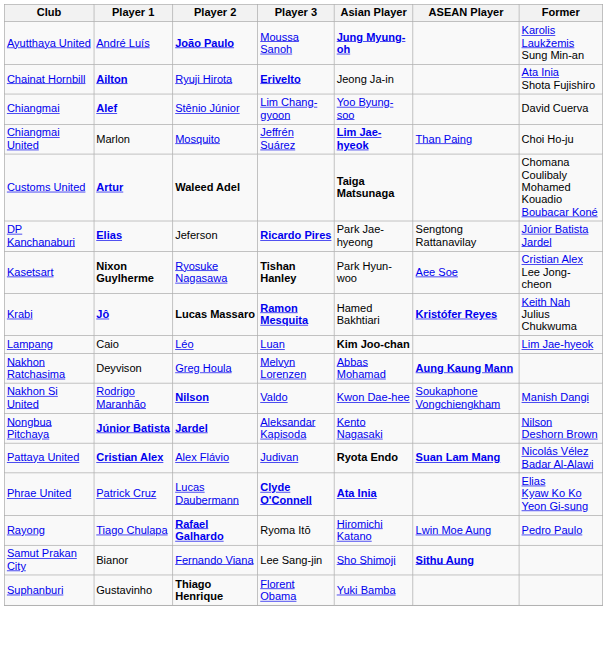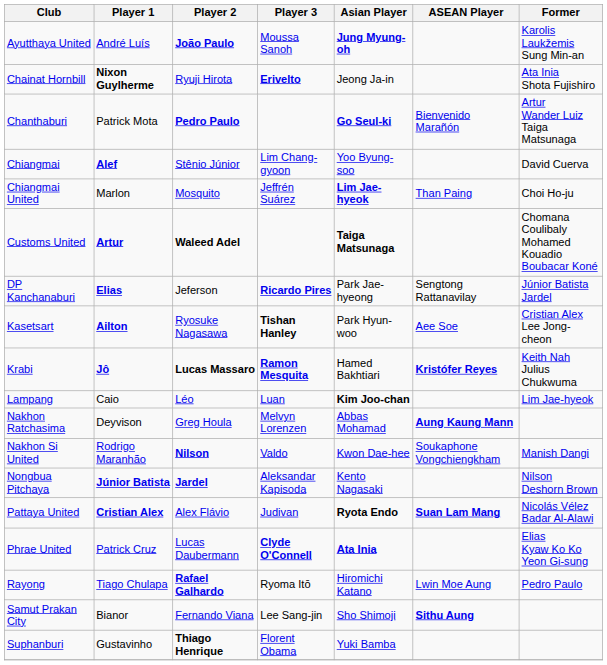(112, 79) Ailton -> (125, 79) Nixon Guylherme
+ row: (37, 121)
(125, 272) Nixon Guylherme -> (112, 327) Ailton
